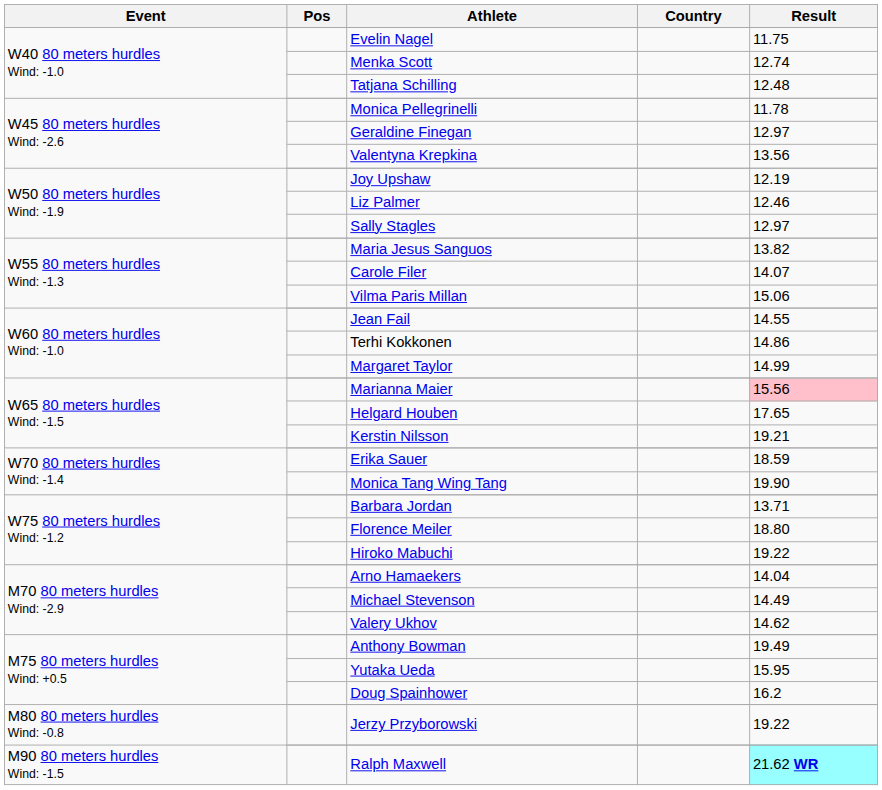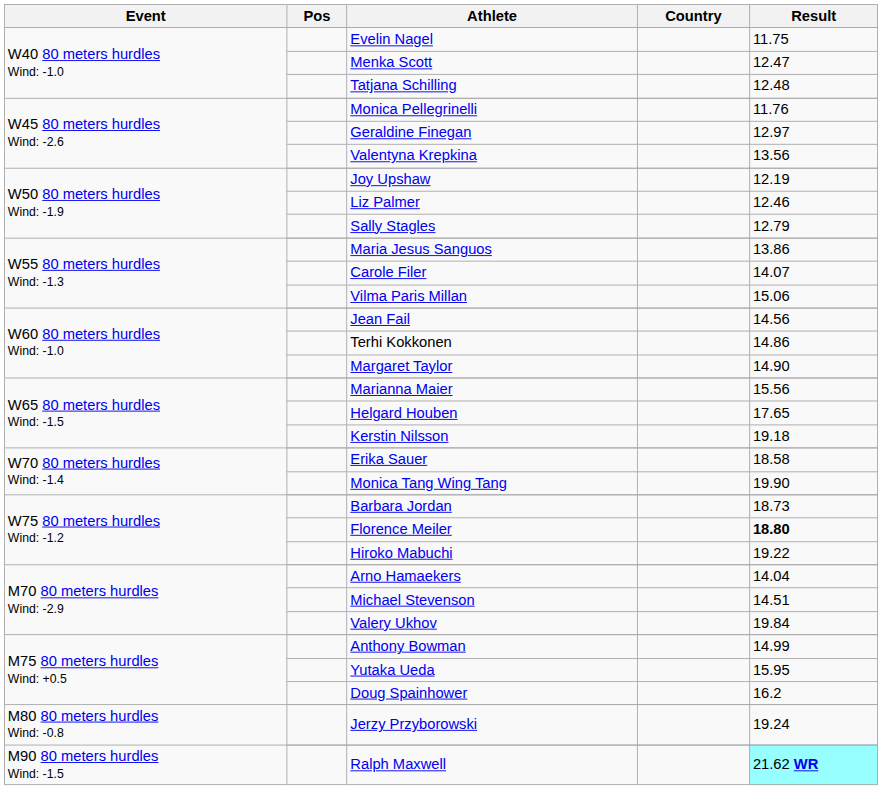(771, 62) 12.74 -> (771, 62) 12.47
(771, 109) 11.78 -> (771, 109) 11.76
(771, 226) 12.97 -> (771, 226) 12.79
(771, 249) 13.82 -> (771, 249) 13.86
(771, 319) 14.55 -> (771, 319) 14.56
(771, 366) 14.99 -> (771, 366) 14.90
(771, 389) pink background -> (771, 389) no background
(771, 436) 19.21 -> (771, 436) 19.18
(771, 459) 18.59 -> (771, 459) 18.58
(771, 506) 13.71 -> (771, 506) 18.73
(771, 529) normal -> (771, 529) bold
(771, 599) 14.49 -> (771, 599) 14.51
(771, 623) 14.62 -> (771, 623) 19.84
(771, 646) 19.49 -> (771, 646) 14.99
(771, 724) 19.22 -> (771, 724) 19.24
